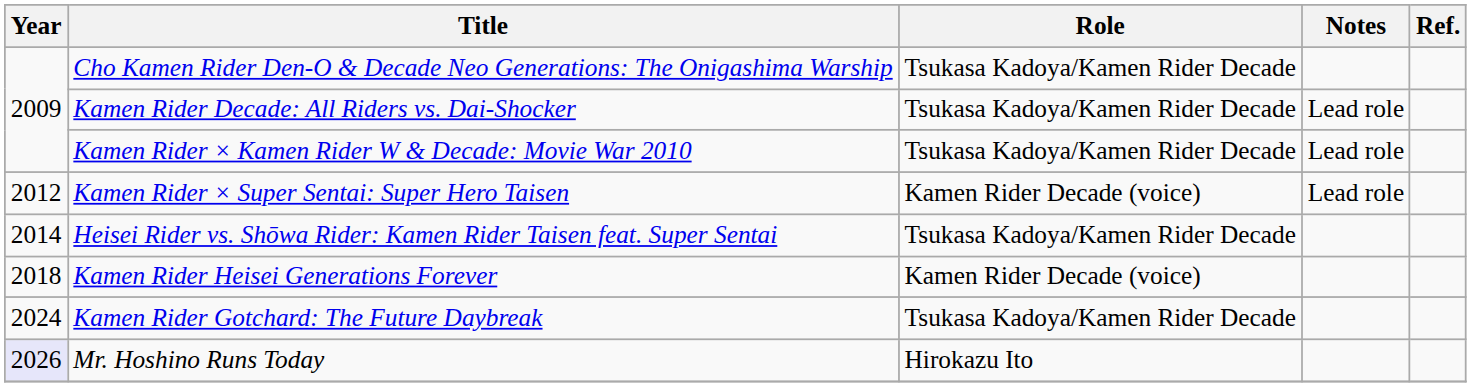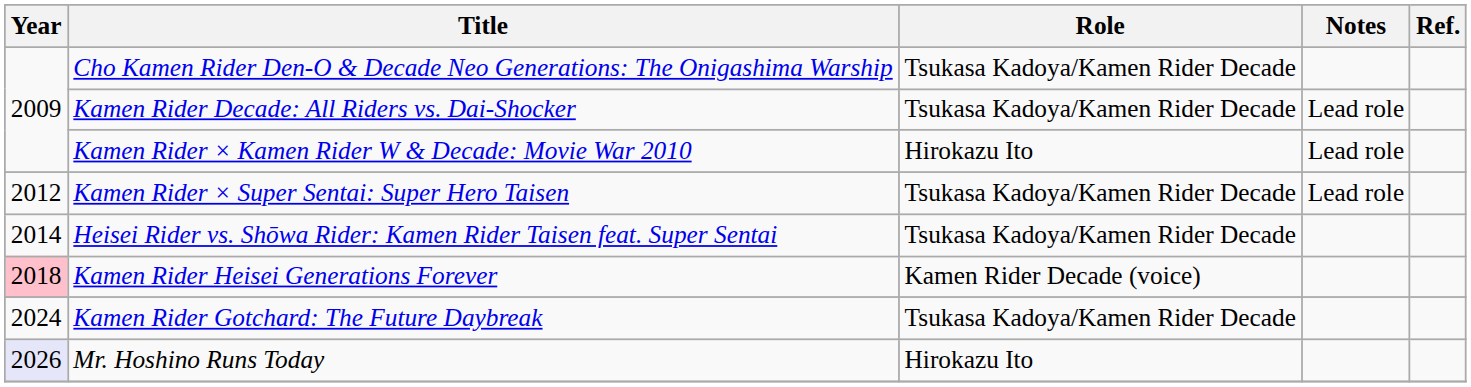(1100, 151) Tsukasa Kadoya/Kamen Rider Decade -> (969, 151) Hirokazu Ito
(1053, 192) Kamen Rider Decade (voice) -> (1100, 192) Tsukasa Kadoya/Kamen Rider Decade
(36, 276) no background -> (36, 276) pink background
